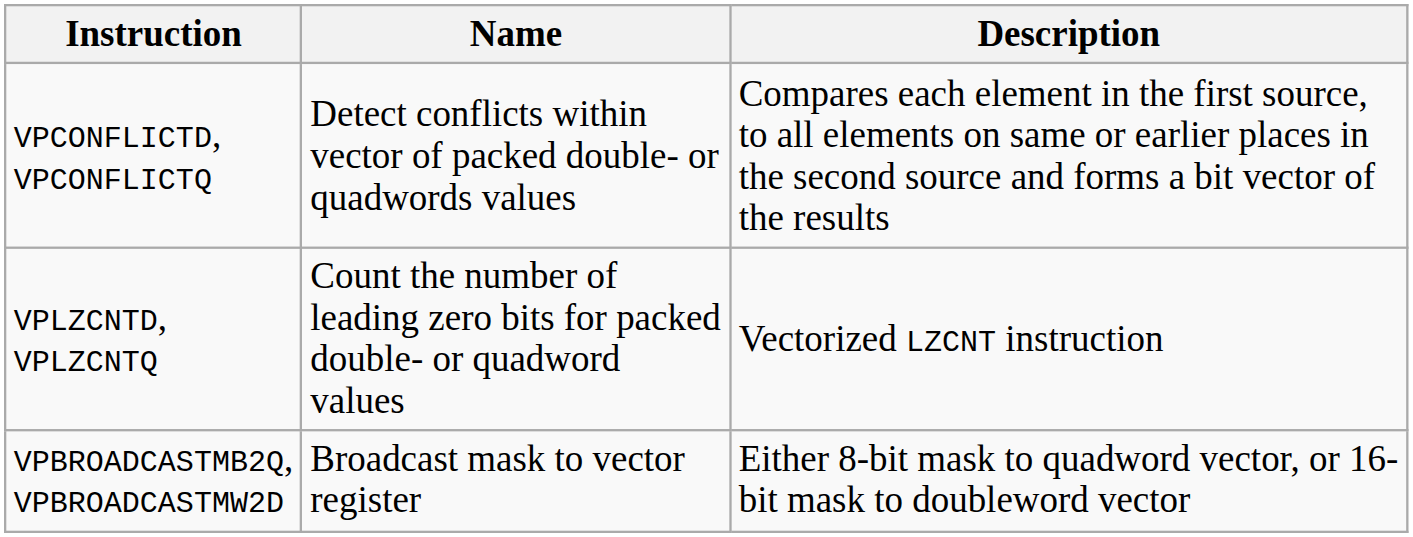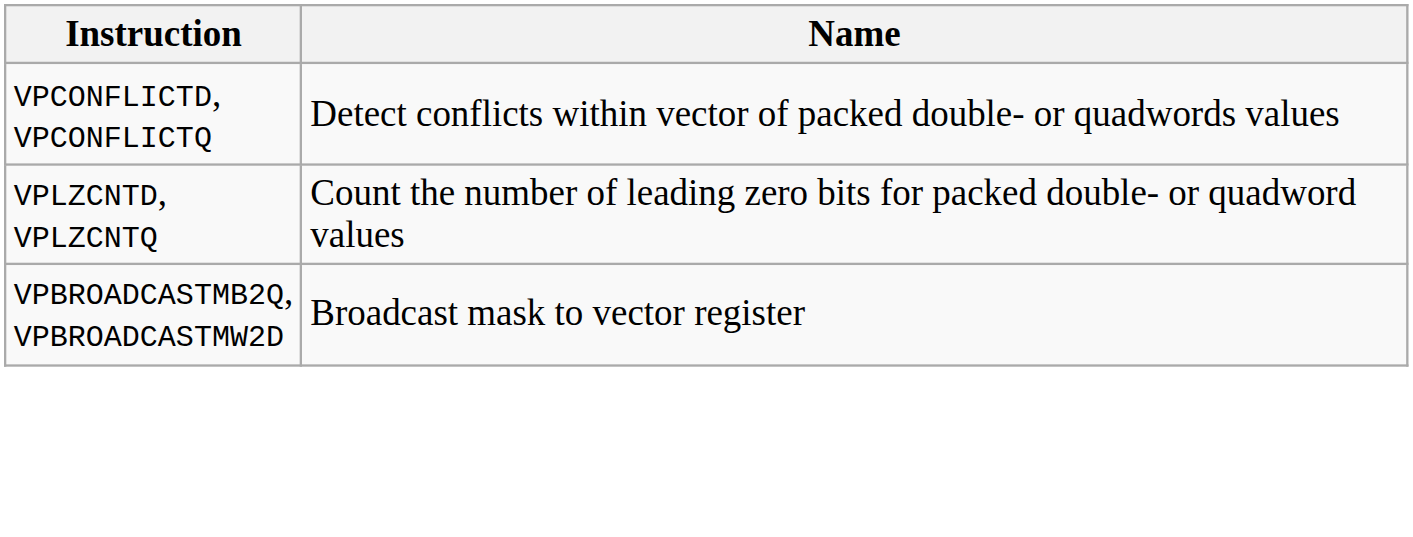- column: (1069, 33)
